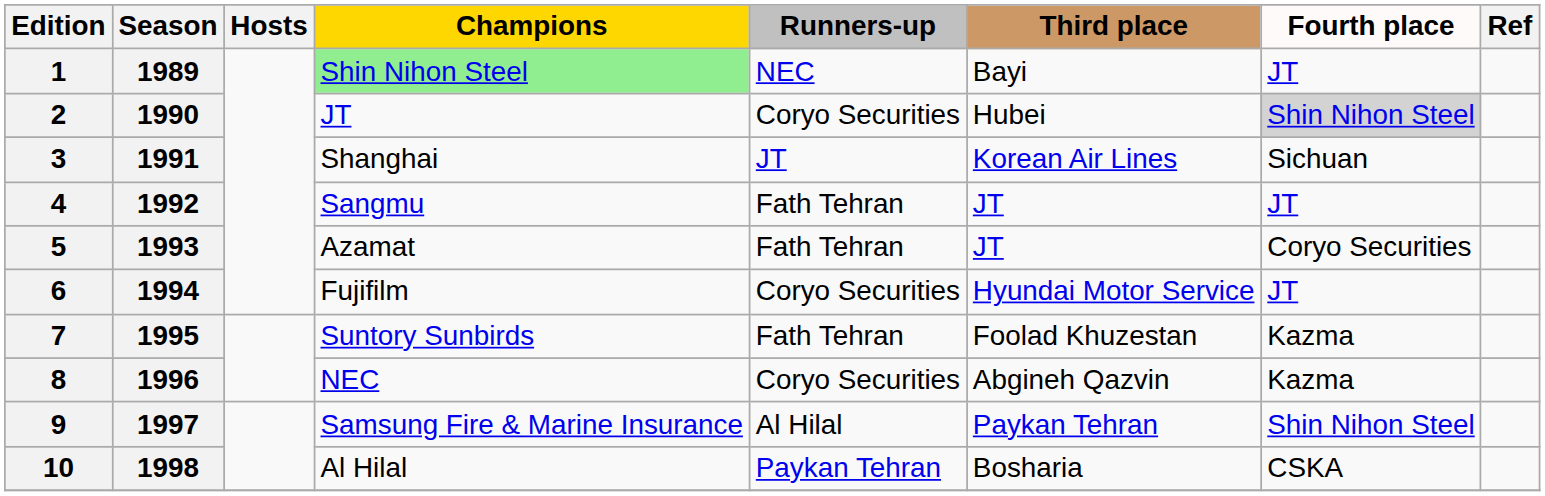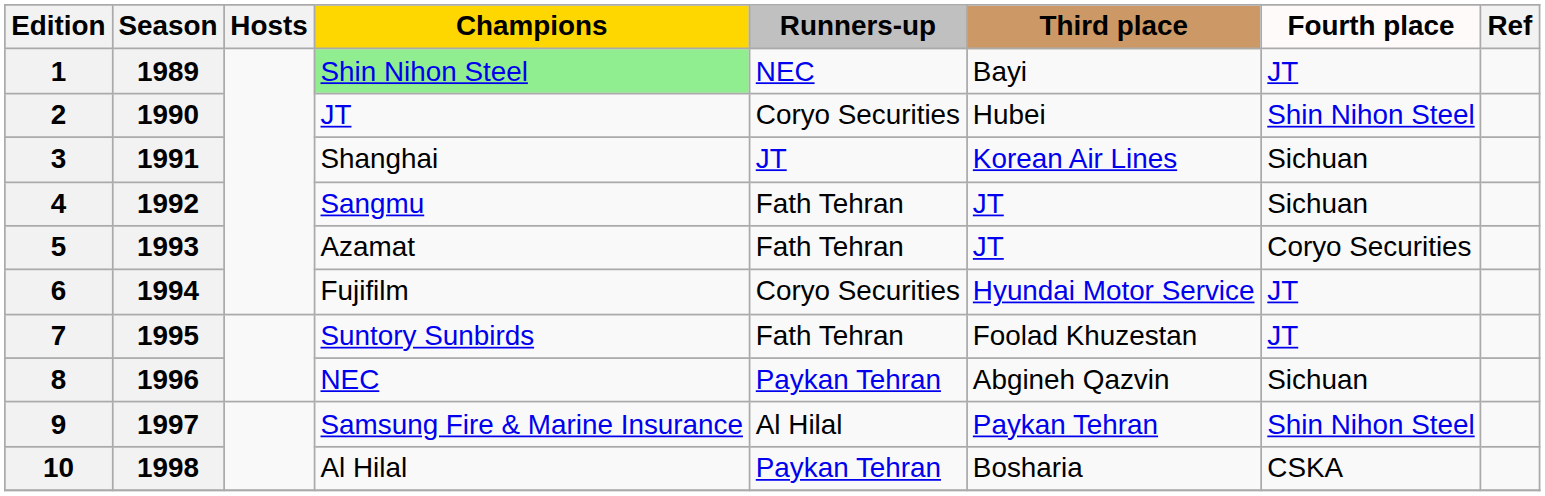(1371, 114) lightgrey background -> (1371, 114) no background
(1283, 203) JT -> (1318, 203) Sichuan
(1311, 335) Kazma -> (1283, 335) JT
(858, 379) Coryo Securities -> (848, 379) Paykan Tehran
(1311, 379) Kazma -> (1318, 379) Sichuan
